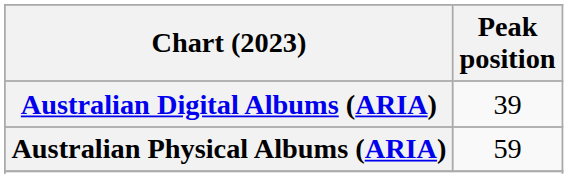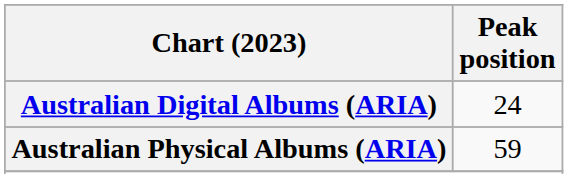(508, 103) 39 -> (508, 103) 24
